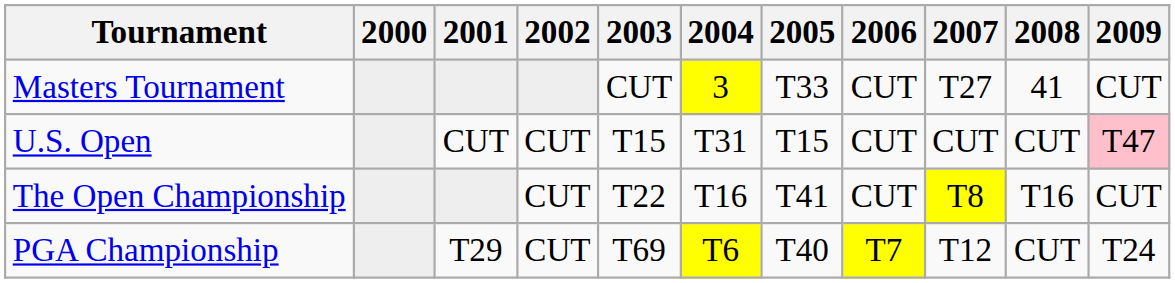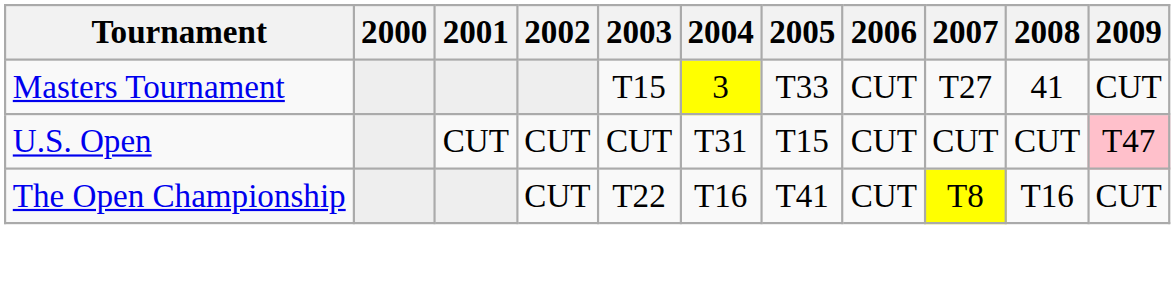(639, 86) CUT -> (639, 86) T15
(639, 141) T15 -> (639, 141) CUT
- row: (146, 250)
